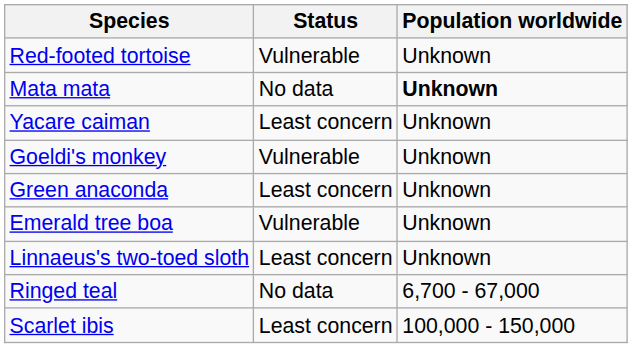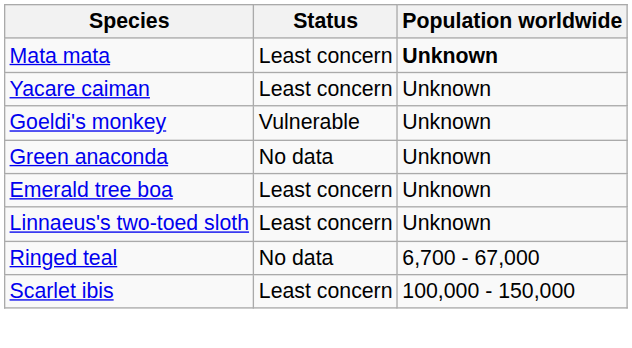- row: (100, 55)
(296, 88) No data -> (326, 55) Least concern
(326, 190) Least concern -> (296, 156) No data
(309, 223) Vulnerable -> (326, 190) Least concern
